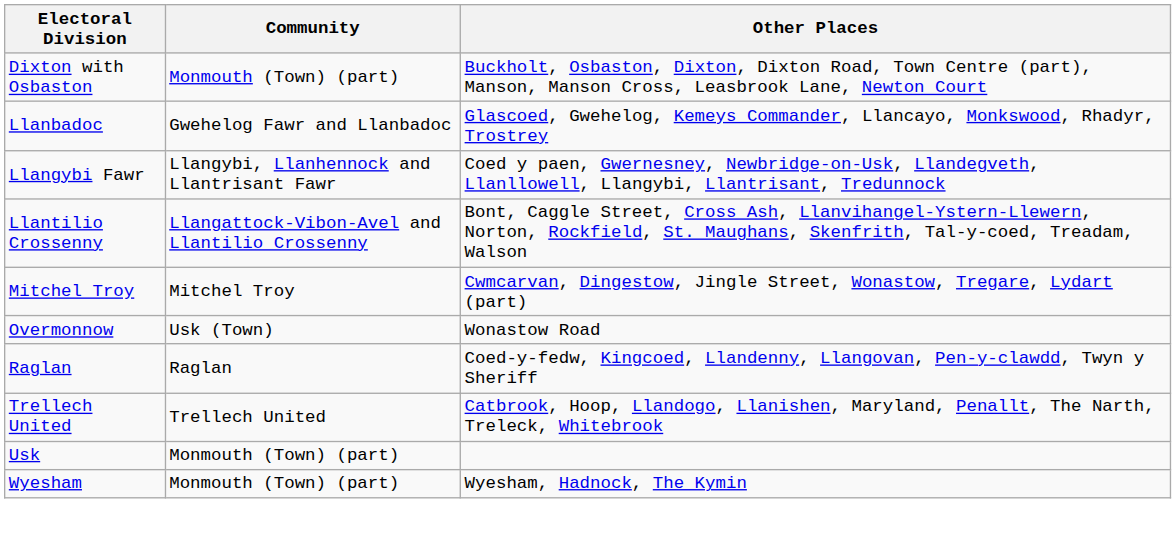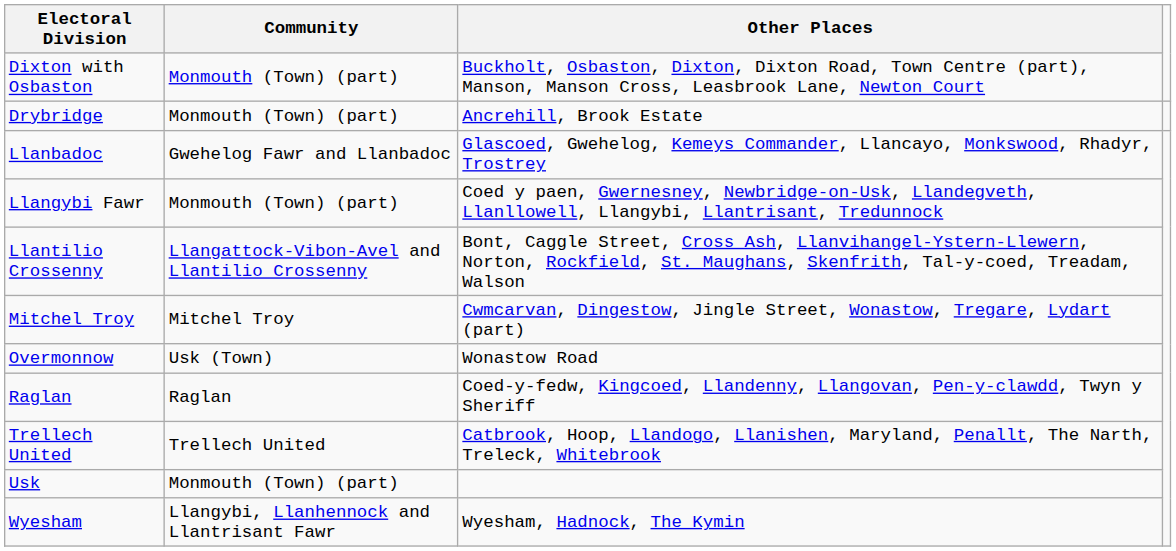+ row: (56, 116)
(300, 174) Llangybi, Llanhennock and Llantrisant Fawr -> (284, 203) Monmouth (Town) (part)
(284, 484) Monmouth (Town) (part) -> (299, 522) Llangybi, Llanhennock and Llantrisant Fawr
